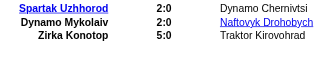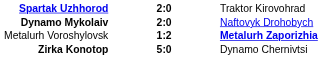(264, 8) Dynamo Chernivtsi -> (263, 8) Traktor Kirovohrad
+ row: (56, 36)
(263, 36) Traktor Kirovohrad -> (264, 49) Dynamo Chernivtsi
